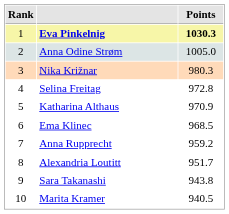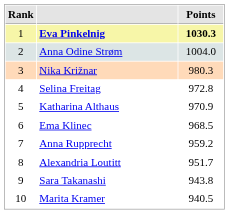(201, 52) 1005.0 -> (201, 52) 1004.0
